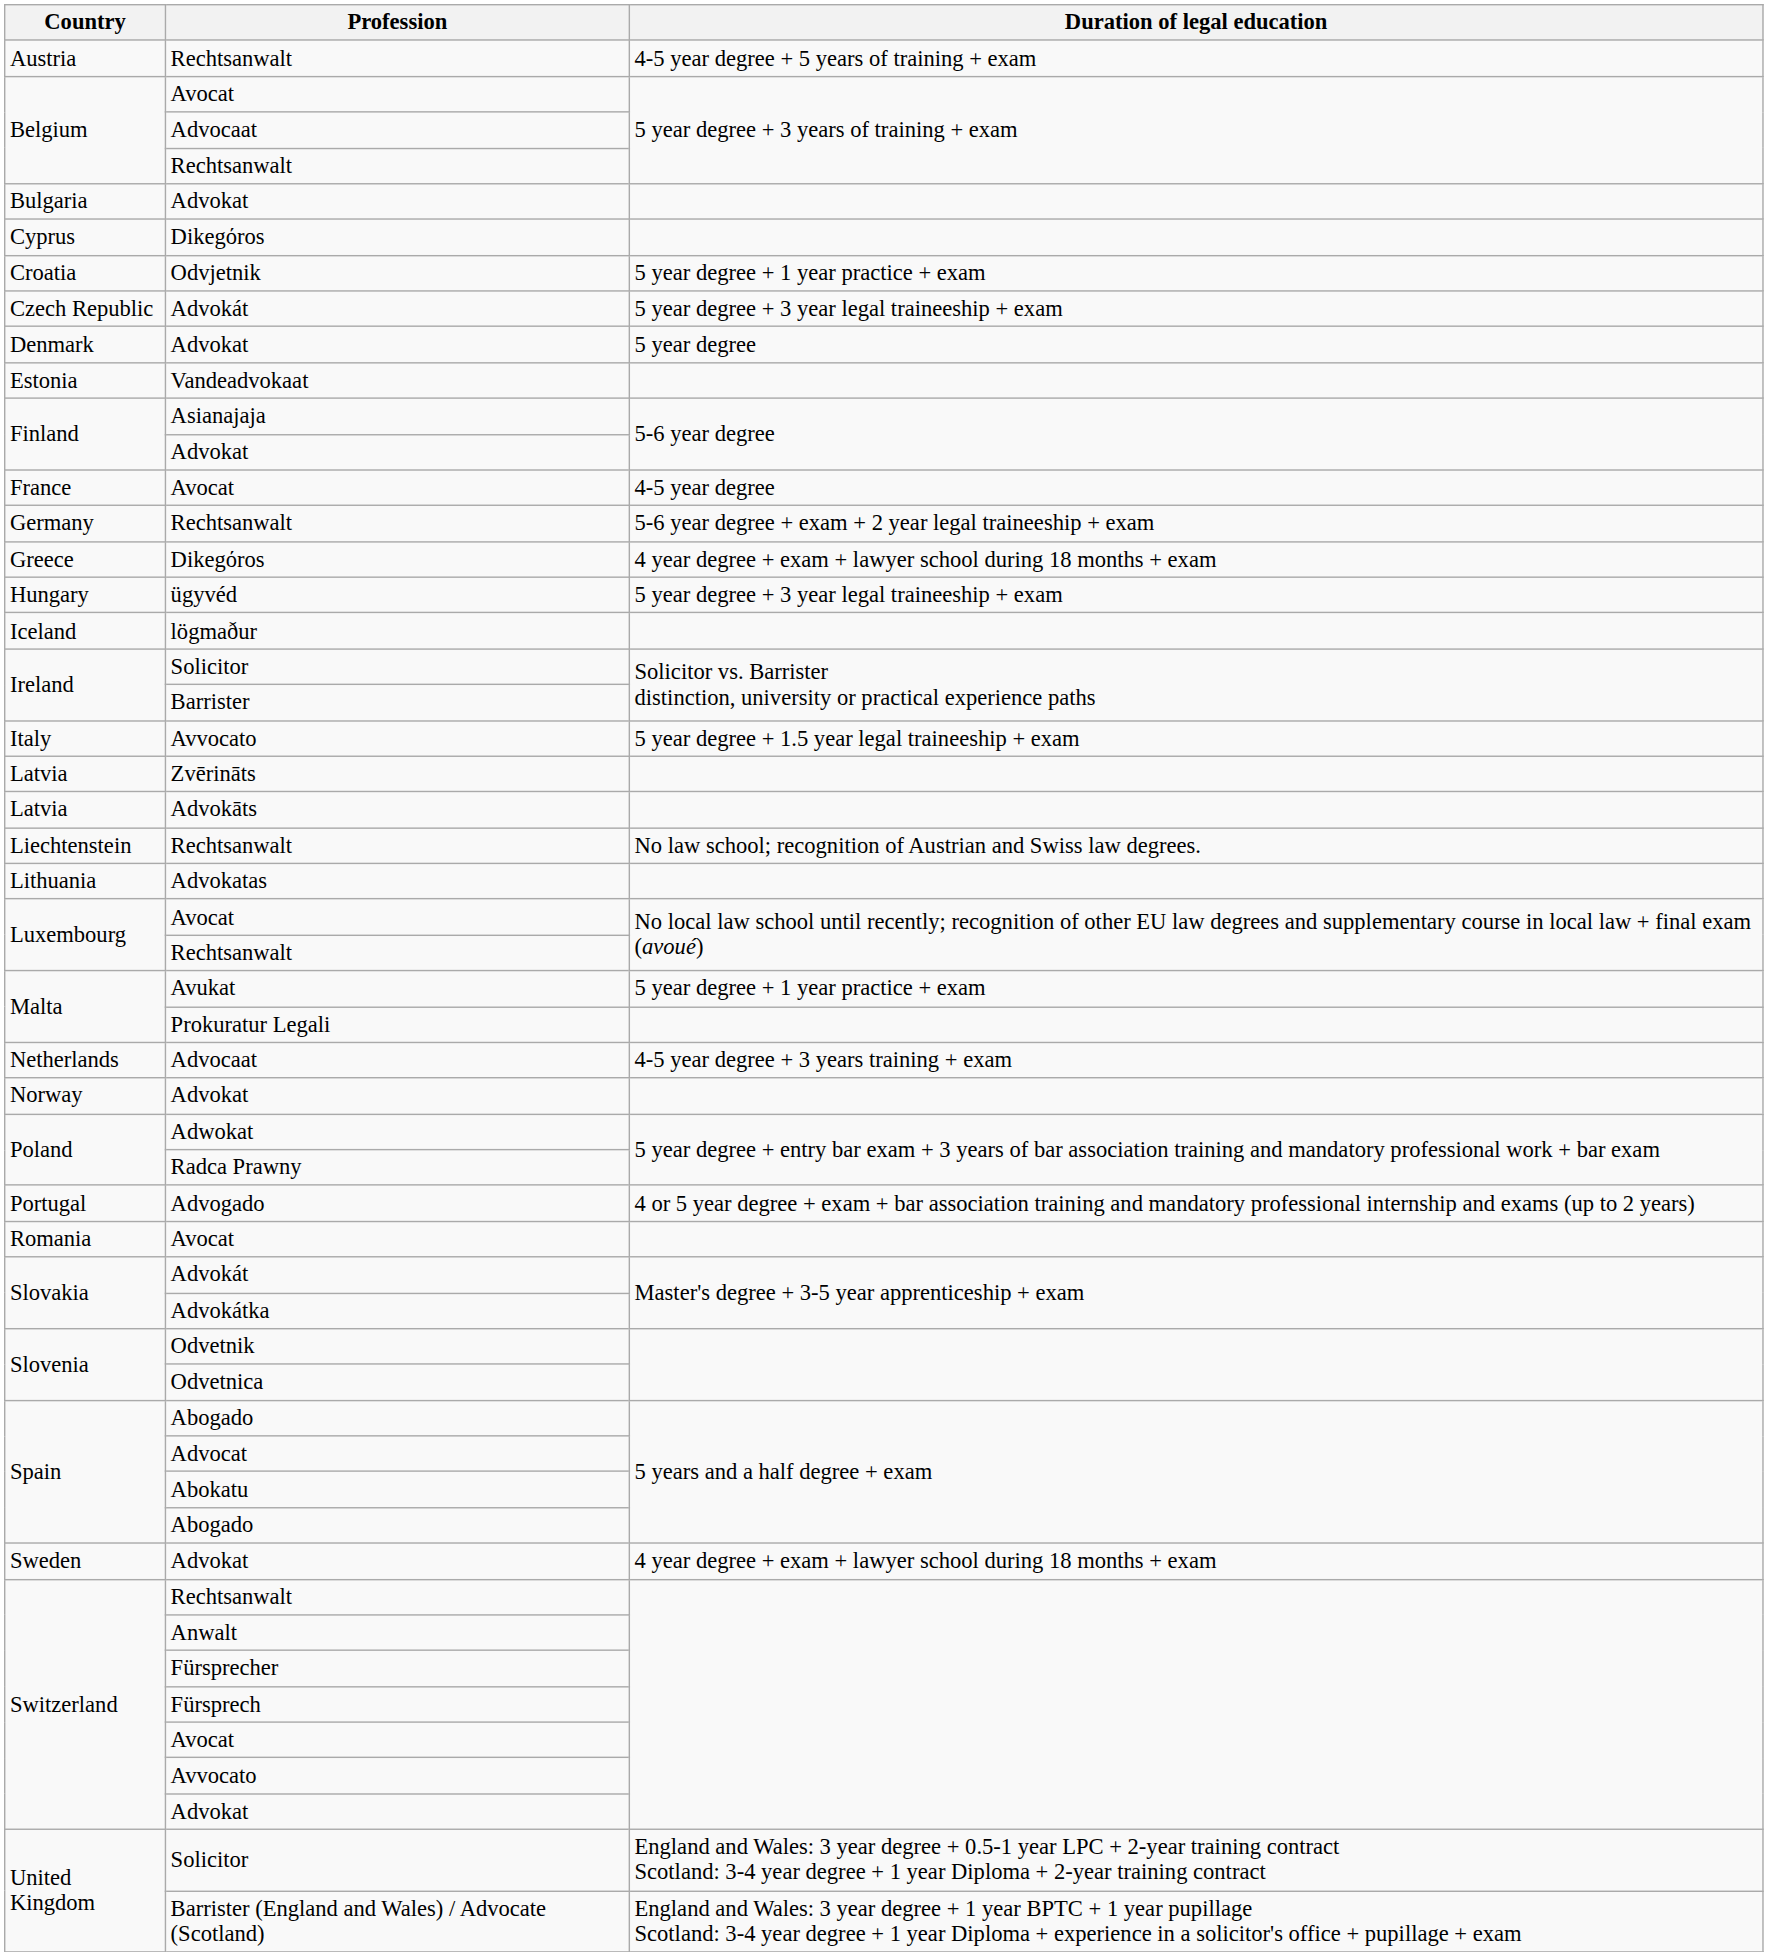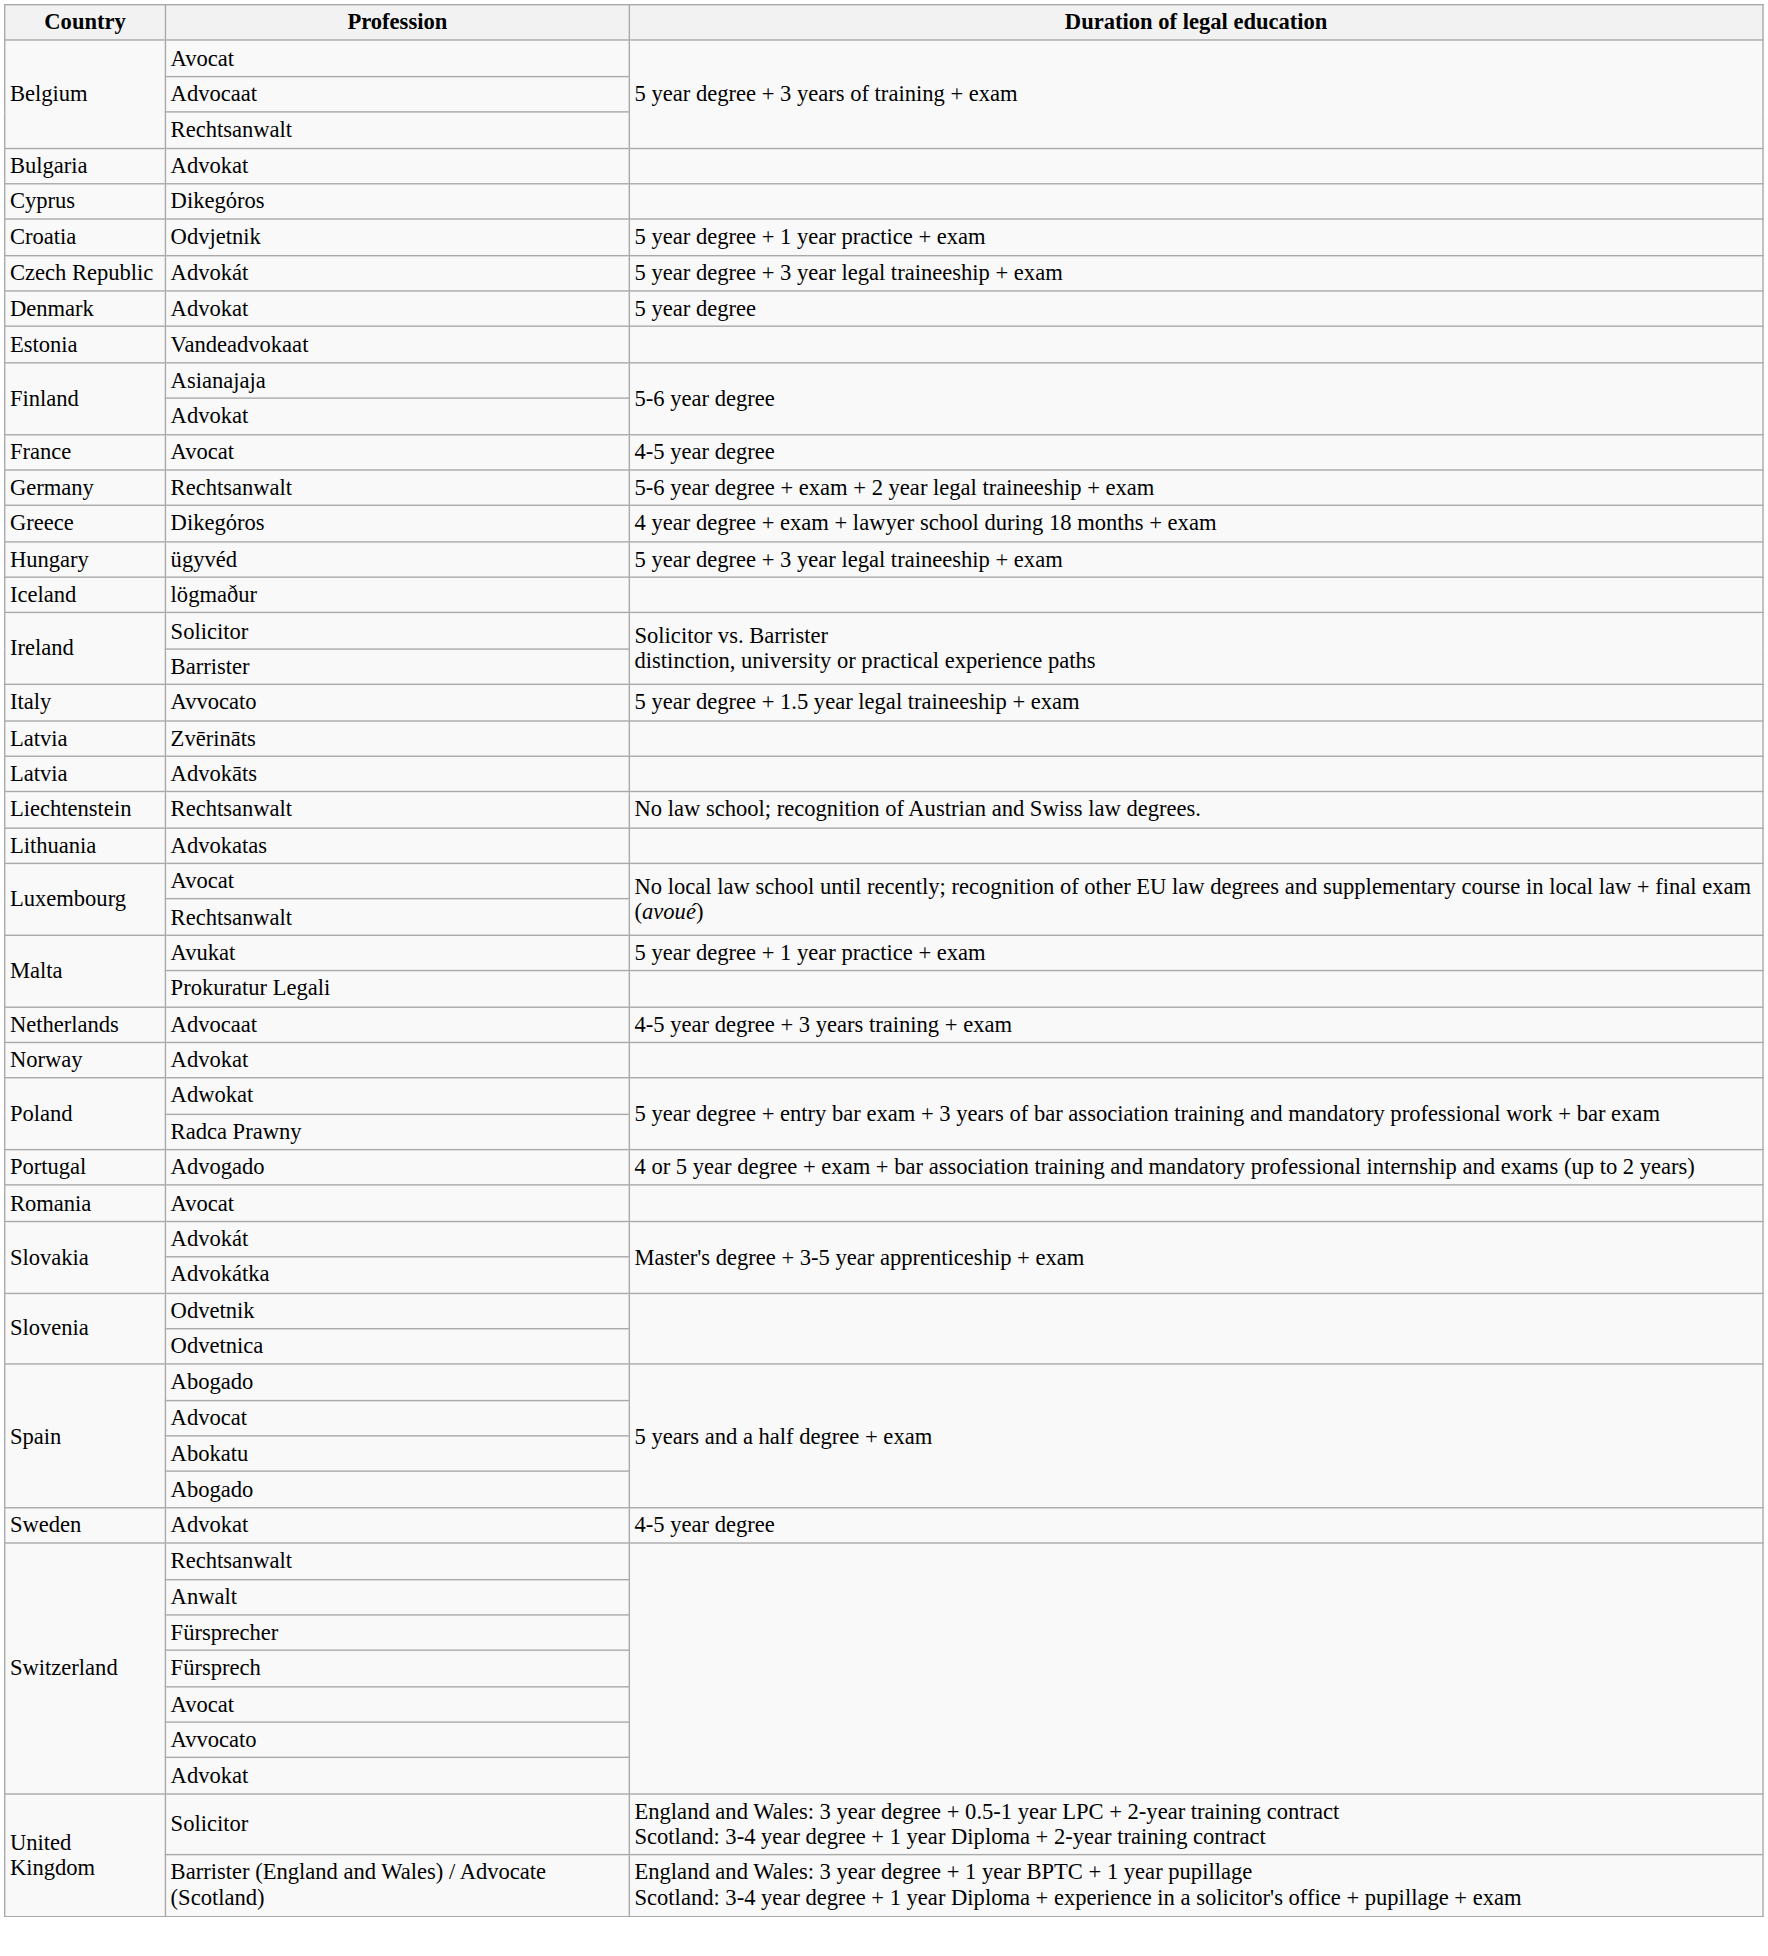- row: (43, 58)
(925, 1560) 4 year degree + exam + lawyer school during 18 months + exam -> (705, 1525) 4-5 year degree
